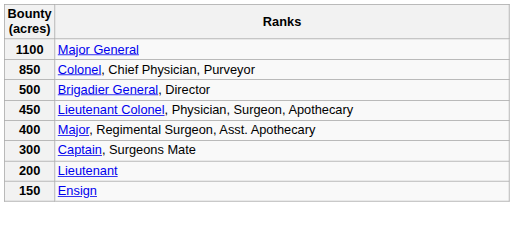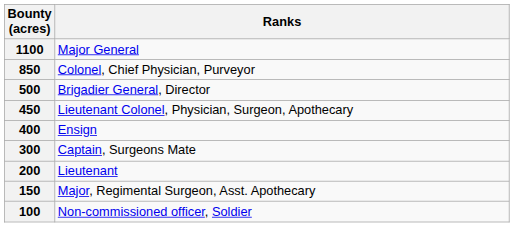(187, 130) Major, Regimental Surgeon, Asst. Apothecary -> (77, 130) Ensign
(77, 191) Ensign -> (187, 191) Major, Regimental Surgeon, Asst. Apothecary
+ row: (30, 211)
